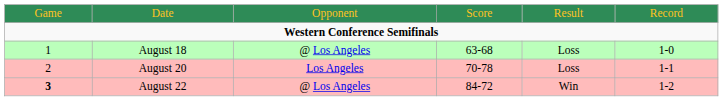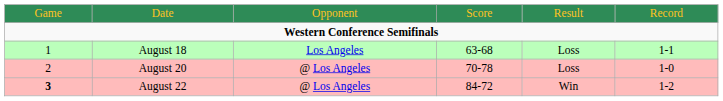(335, 50) @ Los Angeles -> (335, 50) Los Angeles
(666, 50) 1-0 -> (666, 50) 1-1
(335, 68) Los Angeles -> (335, 68) @ Los Angeles
(666, 68) 1-1 -> (666, 68) 1-0
